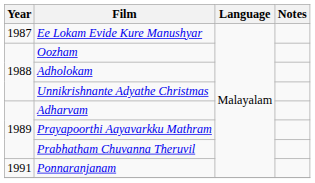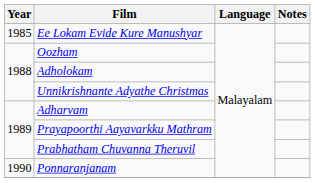(19, 33) 1987 -> (19, 33) 1985
(19, 168) 1991 -> (19, 168) 1990
